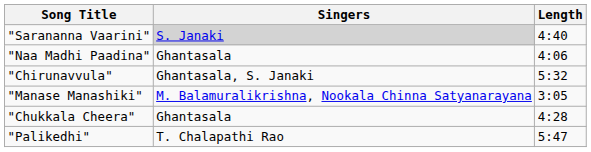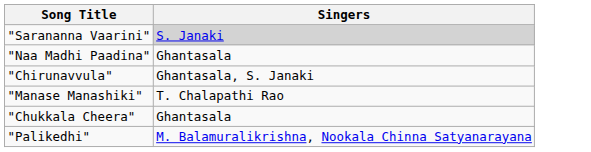- column: (560, 15)
(344, 96) M. Balamuralikrishna, Nookala Chinna Satyanarayana -> (220, 96) T. Chalapathi Rao
(220, 137) T. Chalapathi Rao -> (344, 137) M. Balamuralikrishna, Nookala Chinna Satyanarayana
